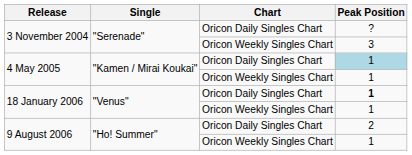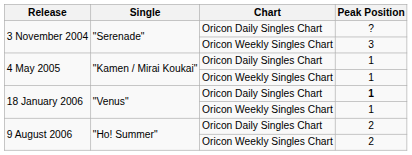(371, 61) lightblue background -> (371, 61) no background
(371, 142) 1 -> (371, 142) 2
